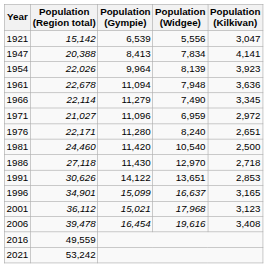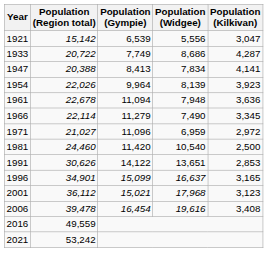+ row: (17, 54)
- row: (17, 131)
- row: (17, 162)
